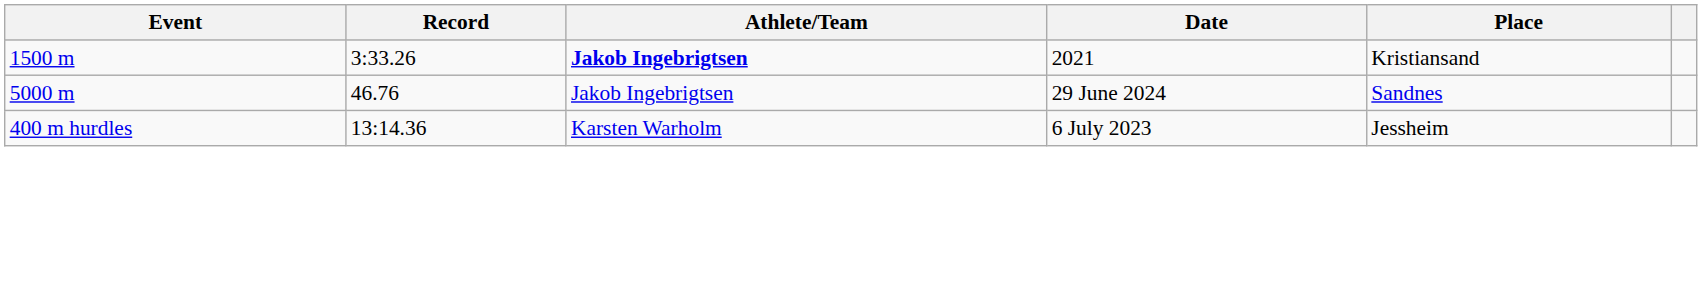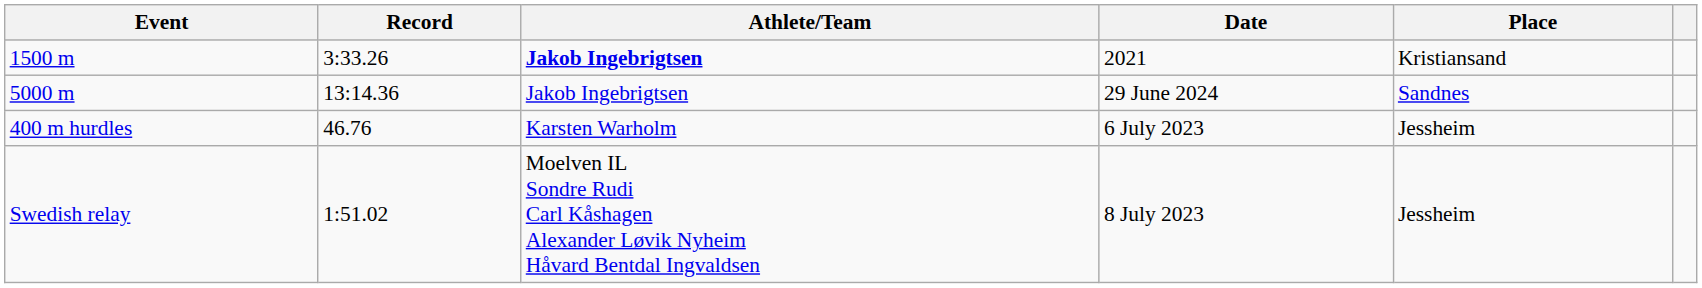(375, 93) 46.76 -> (361, 93) 13:14.36
(389, 128) 13:14.36 -> (347, 128) 46.76
+ row: (70, 214)
